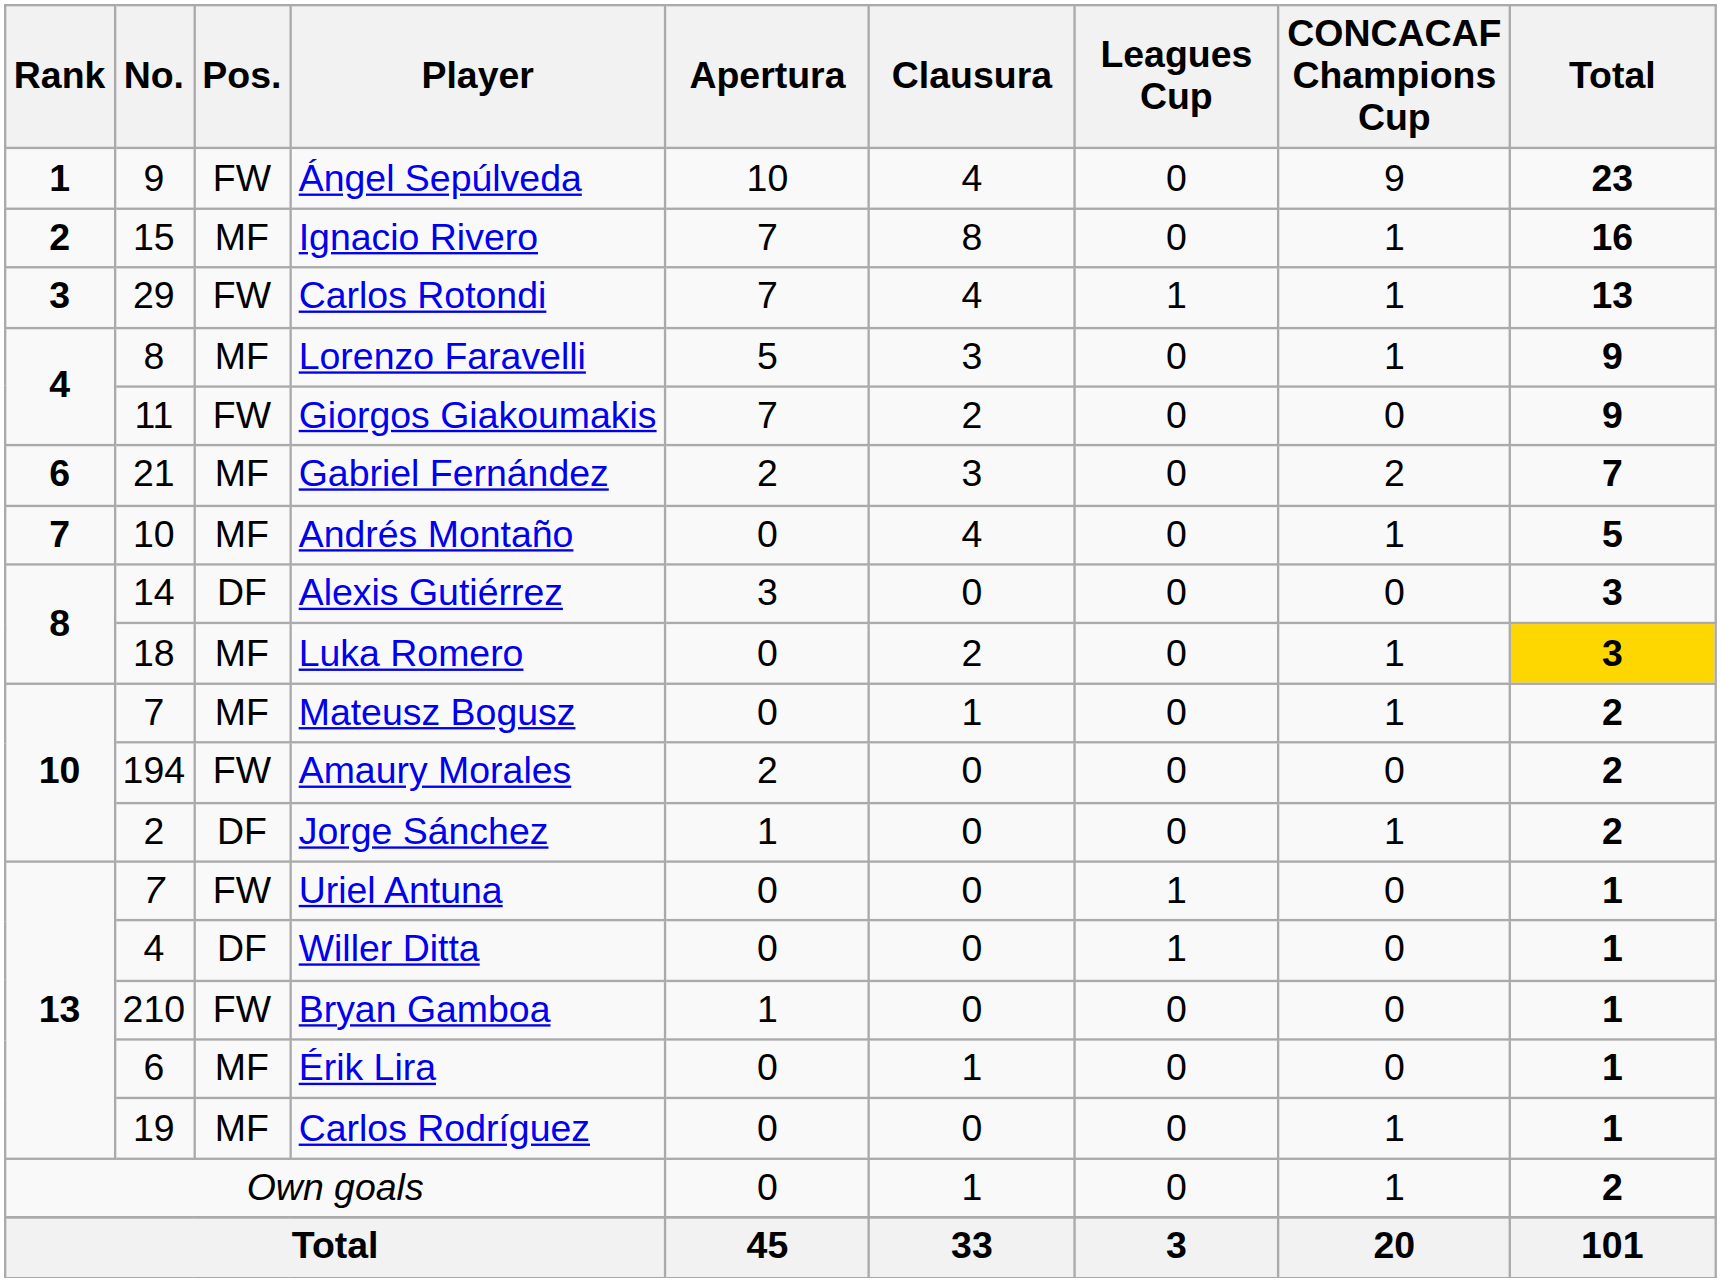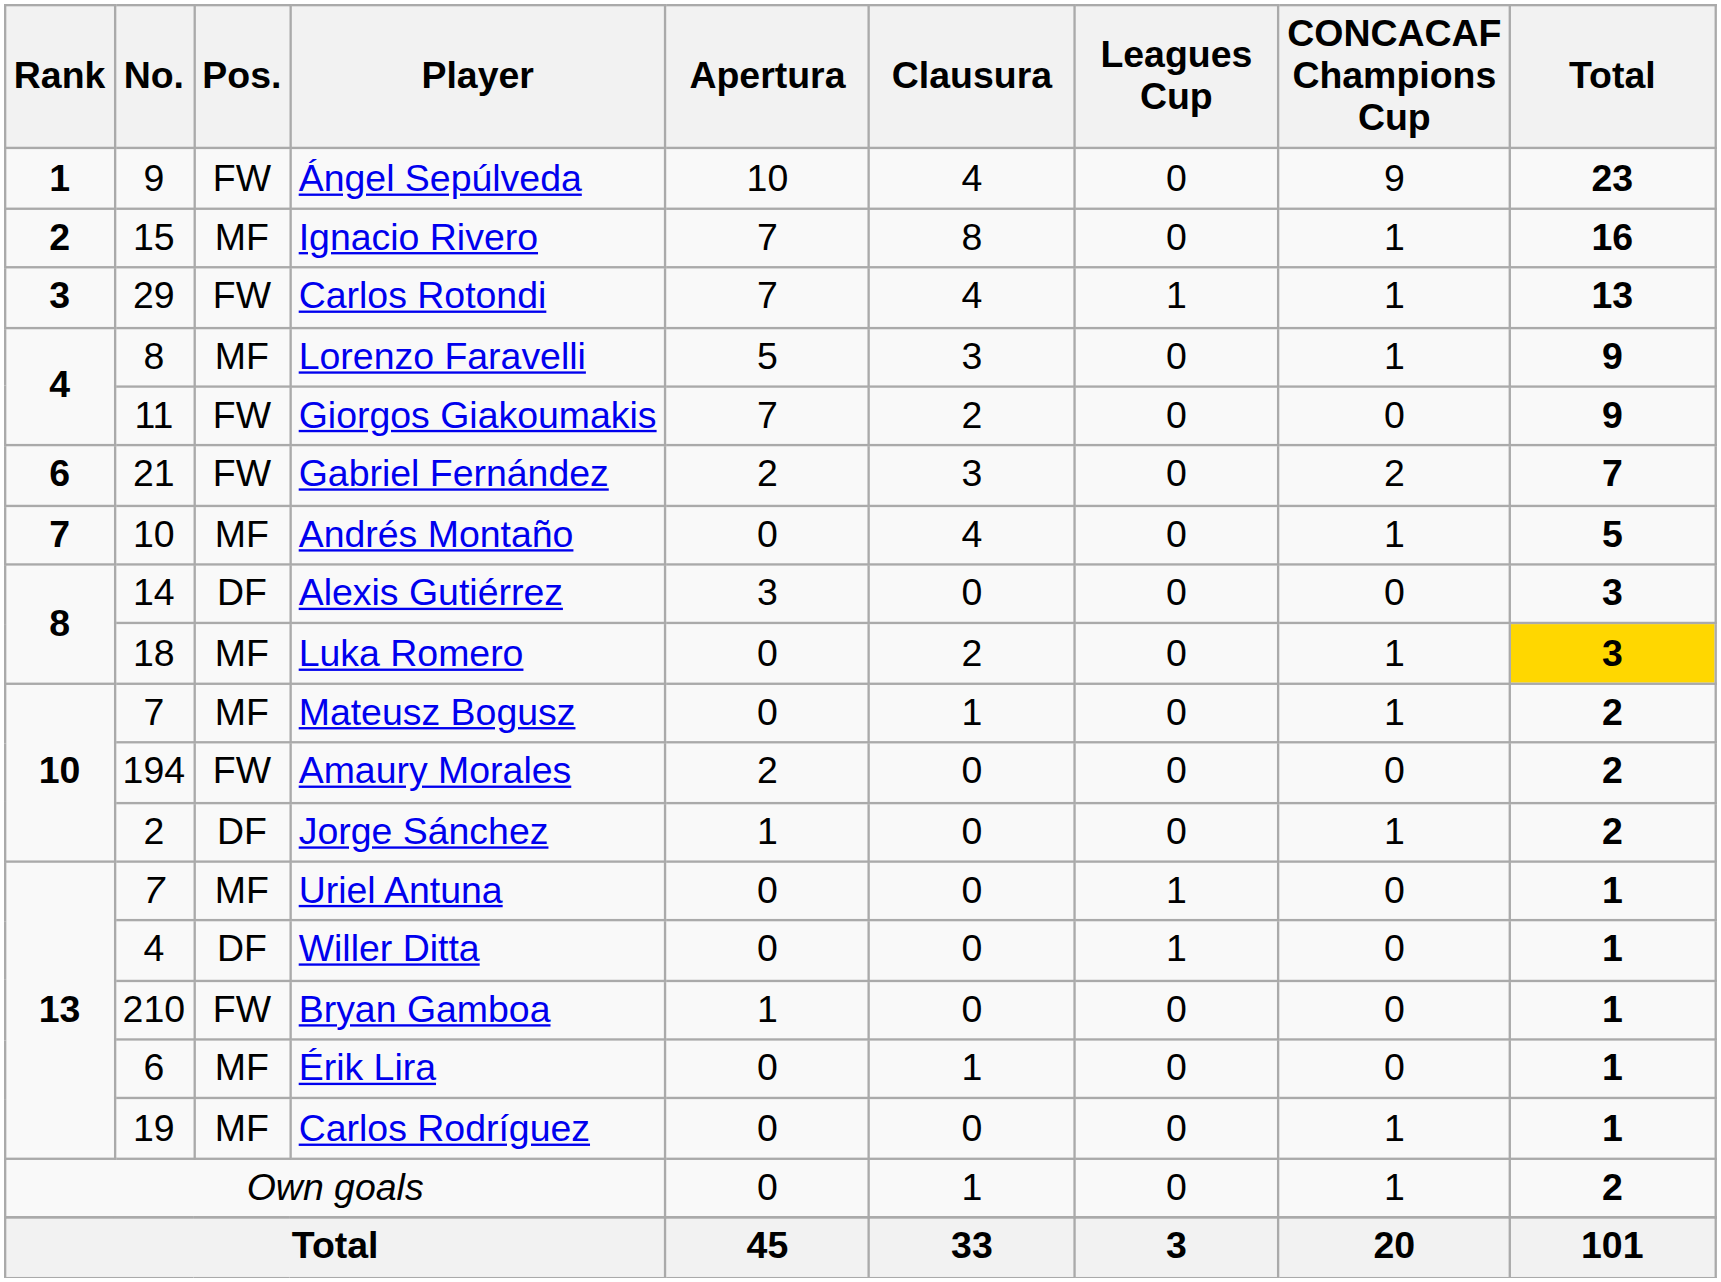(242, 474) MF -> (242, 474) FW
(242, 890) FW -> (242, 890) MF
